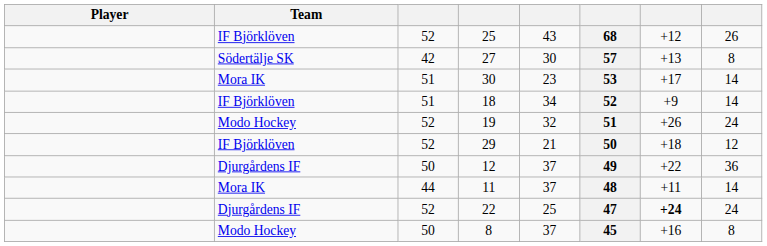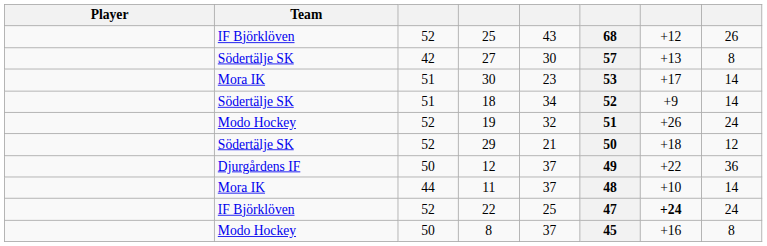(256, 101) IF Björklöven -> (256, 101) Södertälje SK
(256, 144) IF Björklöven -> (256, 144) Södertälje SK
(671, 187) +11 -> (671, 187) +10
(259, 209) Djurgårdens IF -> (256, 209) IF Björklöven
